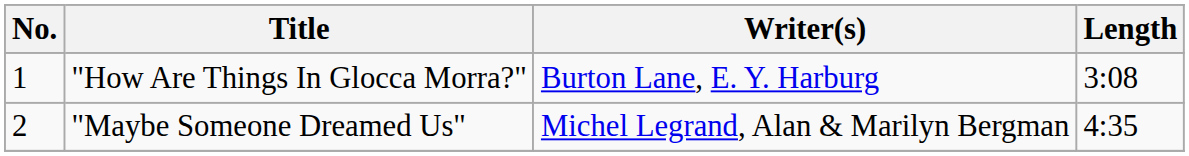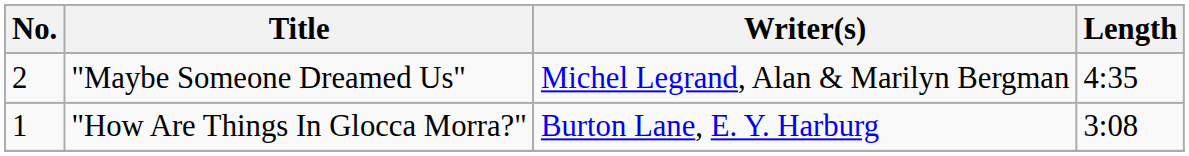rows swapped: (299, 77) <-> (269, 126)
